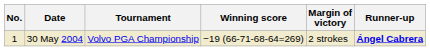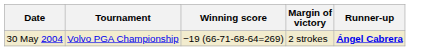- column: (14, 18)
